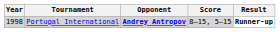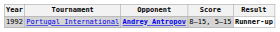(14, 22) 1998 -> (14, 22) 1992
